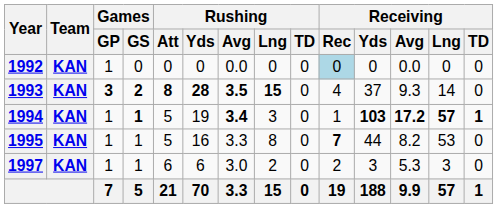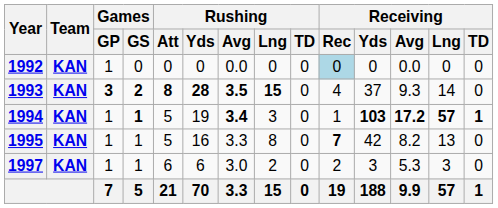(373, 141) 44 -> (373, 141) 42
(446, 141) 53 -> (446, 141) 13
